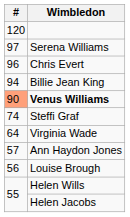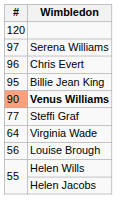(13, 82) 94 -> (13, 82) 95
(13, 116) 74 -> (13, 116) 77
- row: (76, 151)
